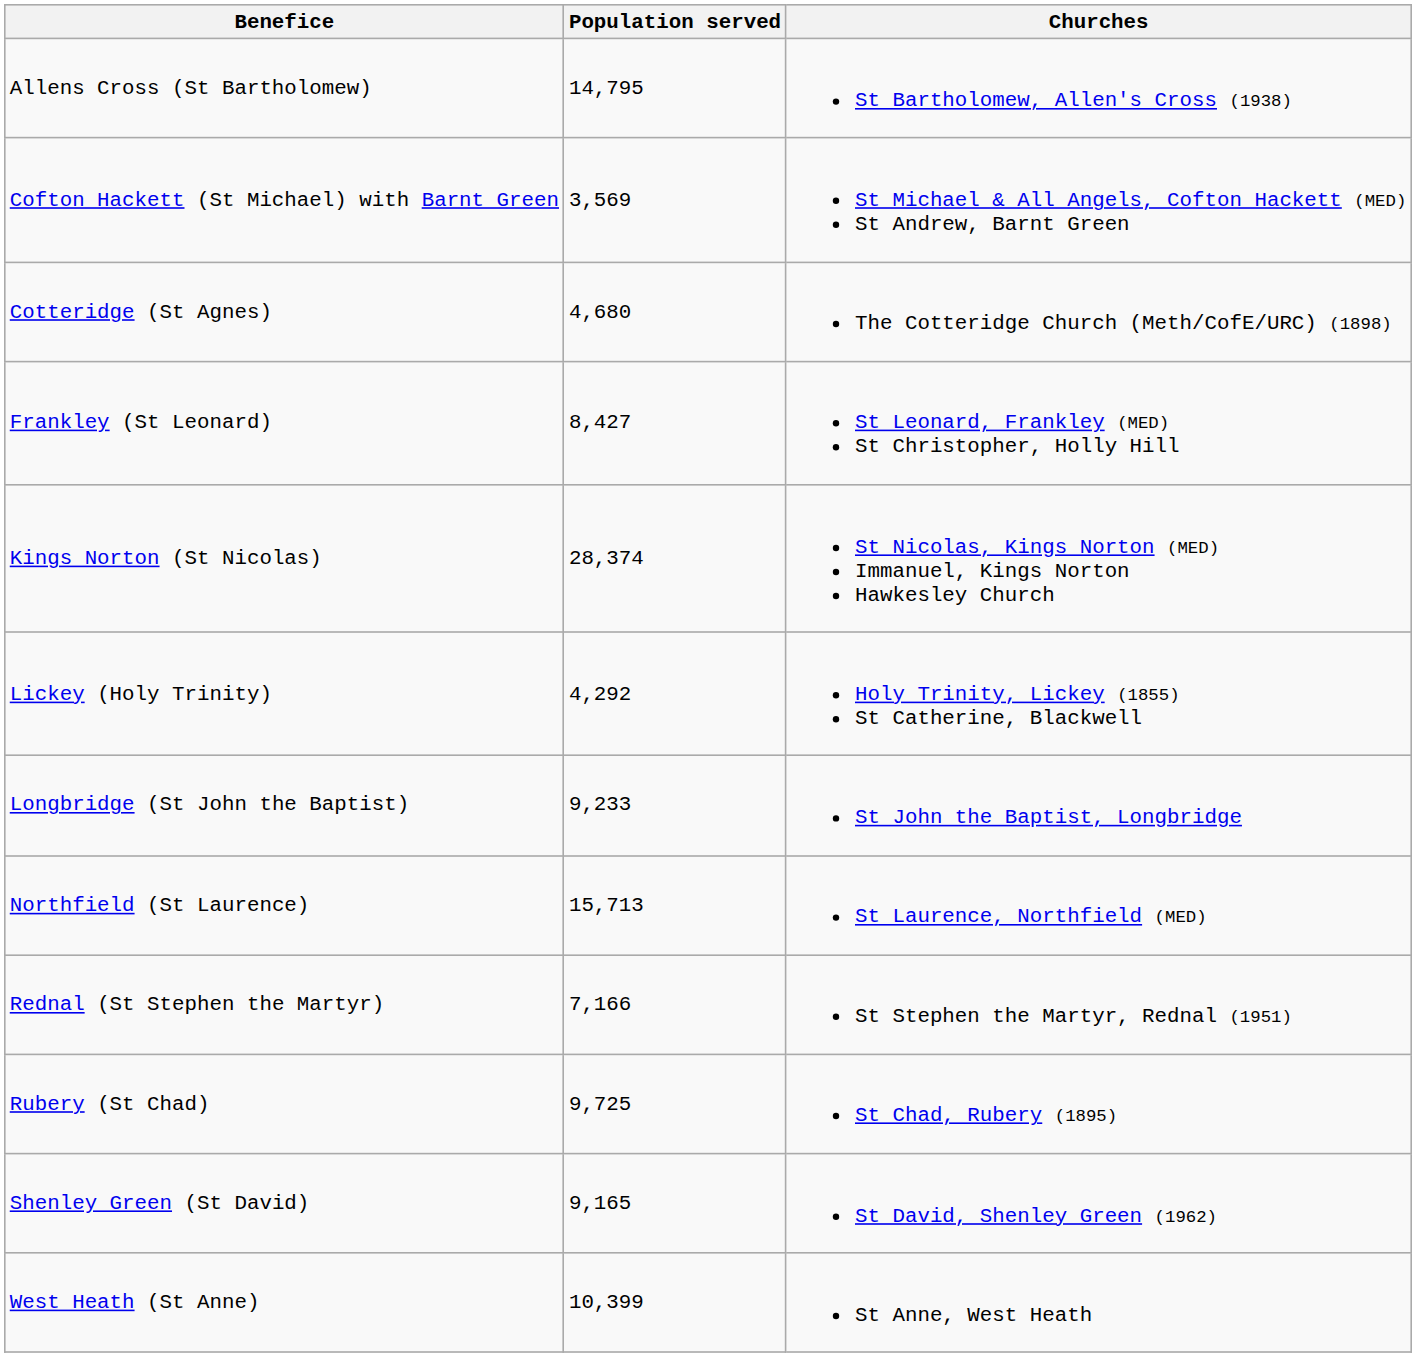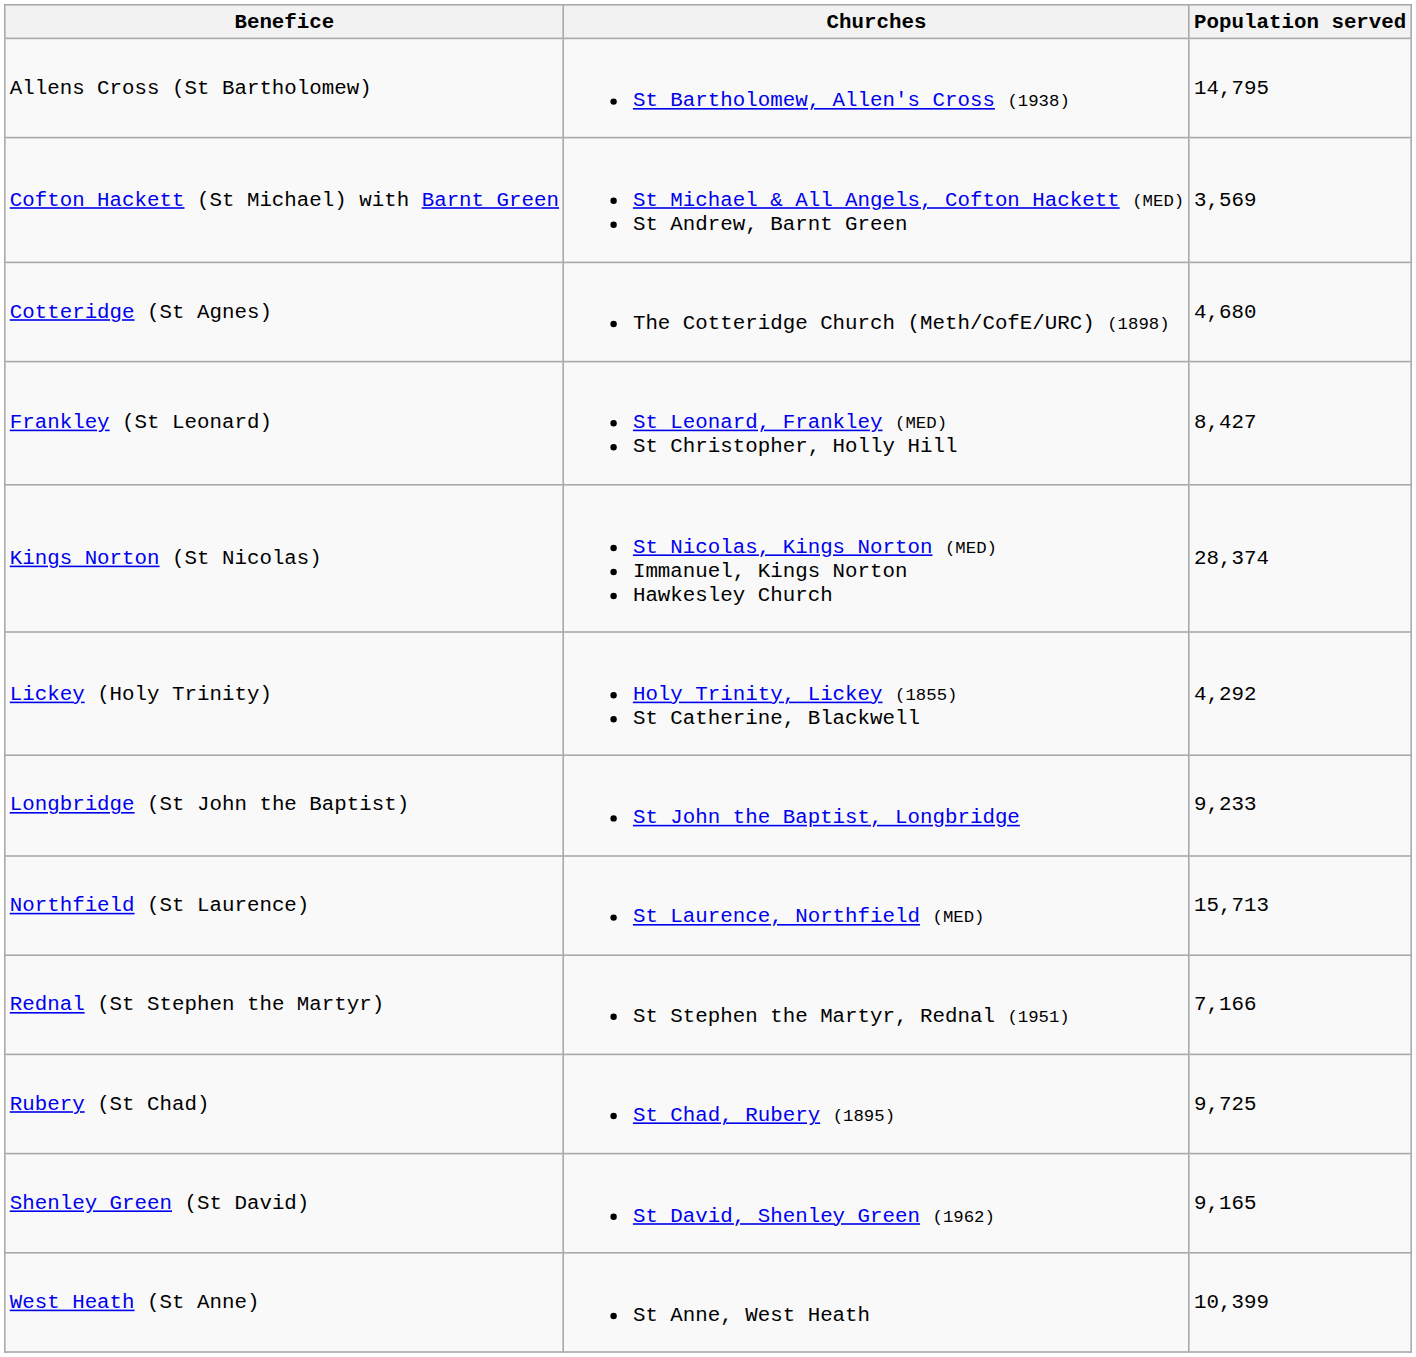columns swapped: (1099, 22) <-> (675, 22)
